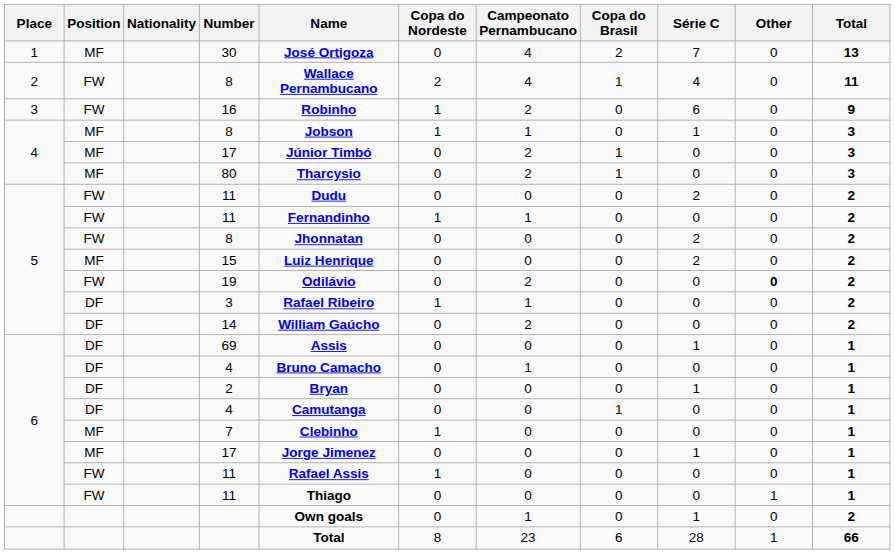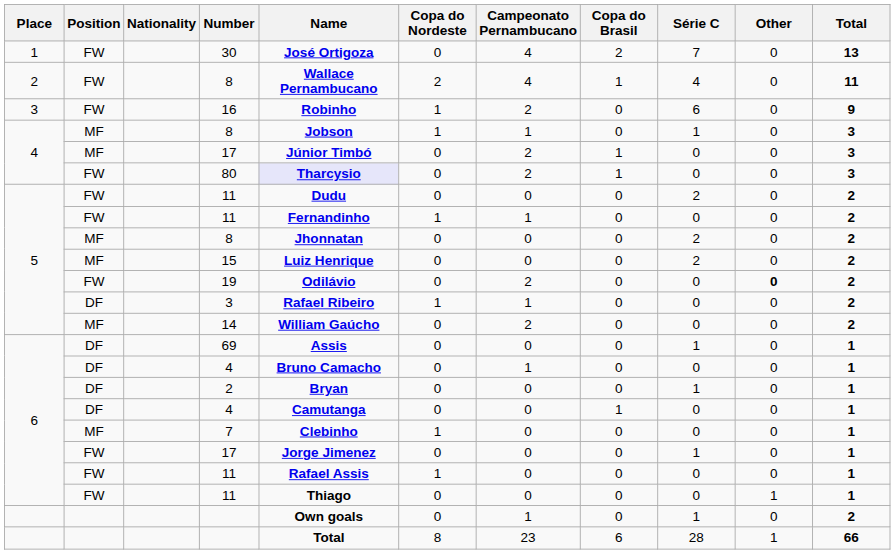(94, 52) MF -> (94, 52) FW
(94, 174) MF -> (94, 174) FW
(329, 174) no background -> (329, 174) lavender background
(94, 238) FW -> (94, 238) MF
(94, 324) DF -> (94, 324) MF
(94, 452) MF -> (94, 452) FW
